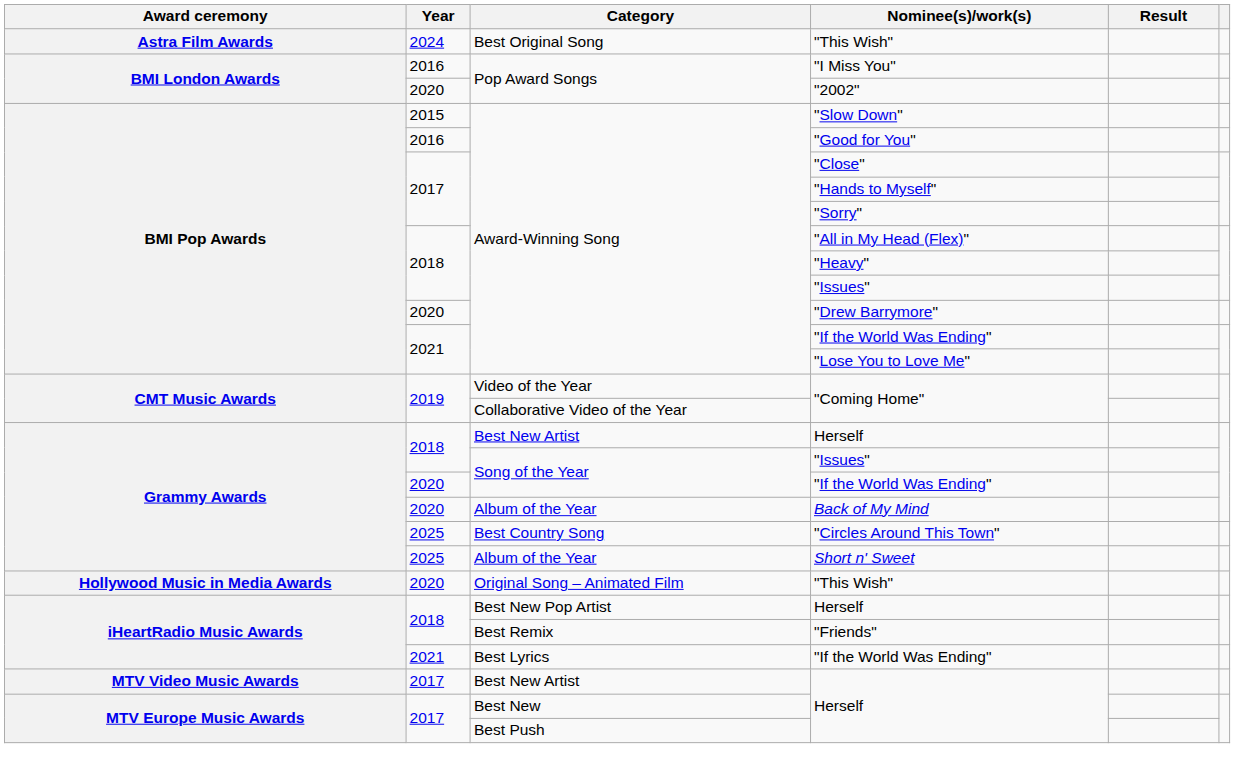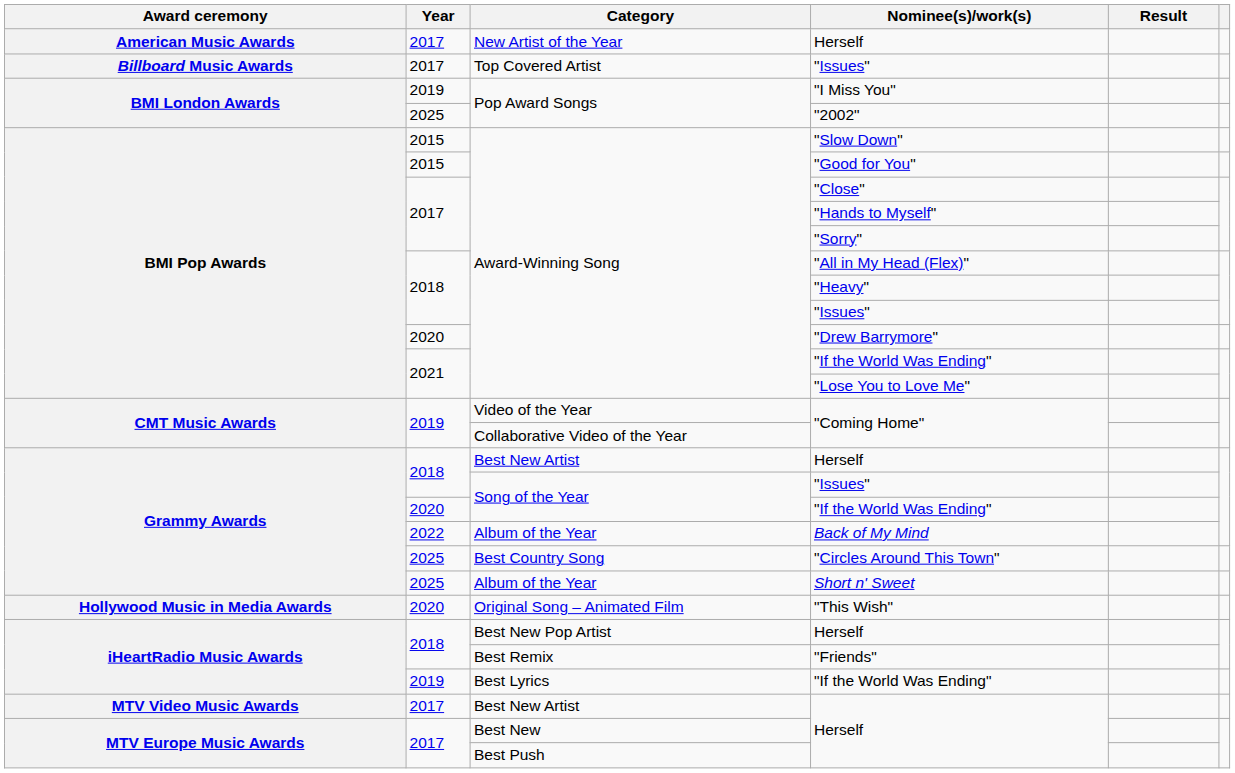+ row: (548, 41)
- row: (539, 41)
+ row: (537, 66)
(427, 66) 2016 -> (427, 90) 2019
(427, 90) 2020 -> (427, 115) 2025
(427, 139) 2016 -> (427, 164) 2015
(427, 509) 2020 -> (427, 533) 2022
(427, 656) 2021 -> (427, 681) 2019
